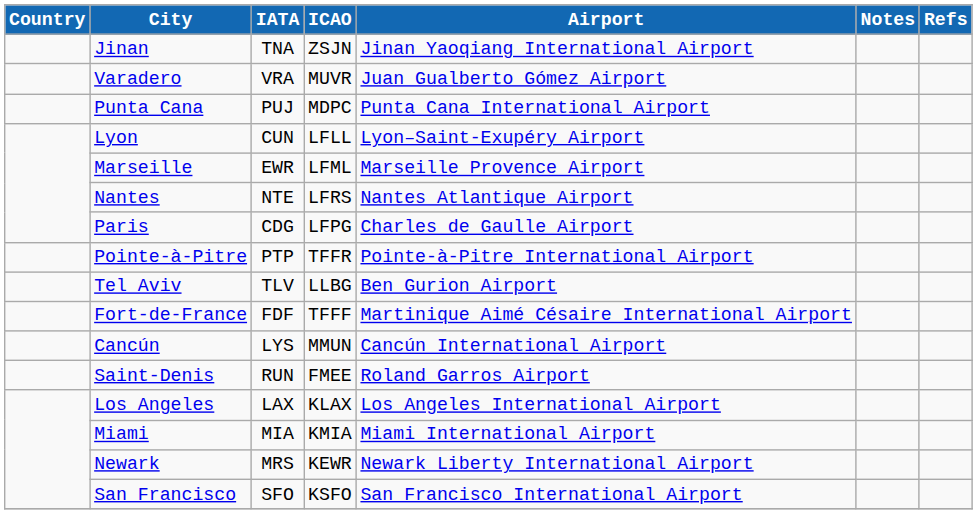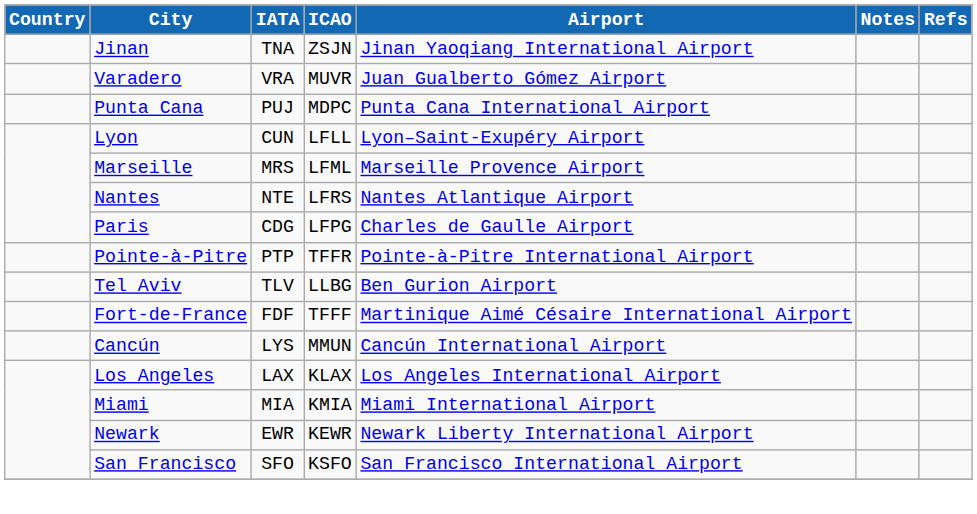(278, 168) EWR -> (278, 168) MRS
- row: (154, 375)
(278, 464) MRS -> (278, 435) EWR
